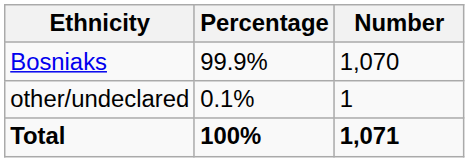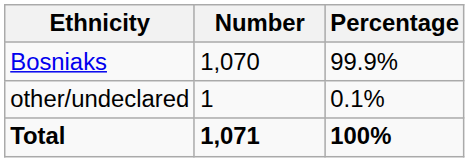columns swapped: (399, 23) <-> (264, 23)
